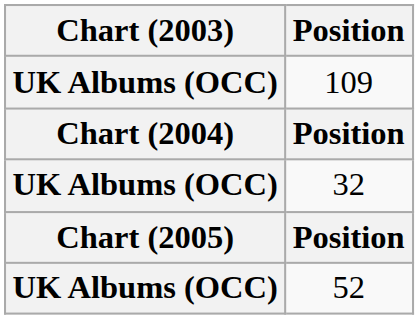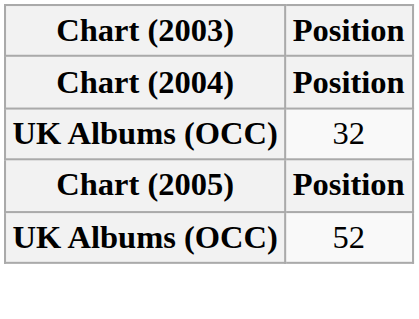- row: (349, 81)
